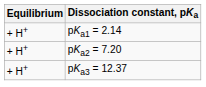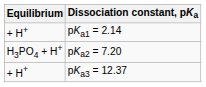(17, 51) + H+ -> (35, 52) H3PO4 + H+
